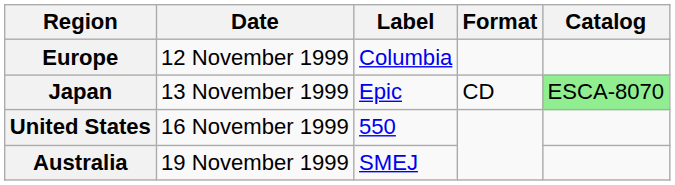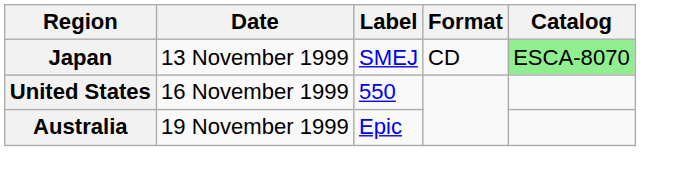- row: (80, 57)
(381, 92) Epic -> (388, 57) SMEJ
(388, 162) SMEJ -> (381, 127) Epic
